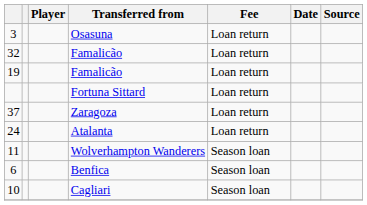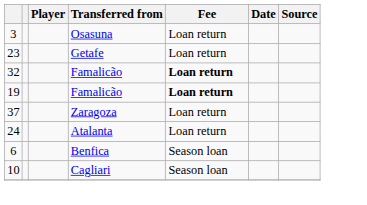+ row: (13, 53)
(240, 53) normal -> (201, 72) bold
(240, 72) normal -> (201, 92) bold
- row: (13, 92)
- row: (13, 151)
